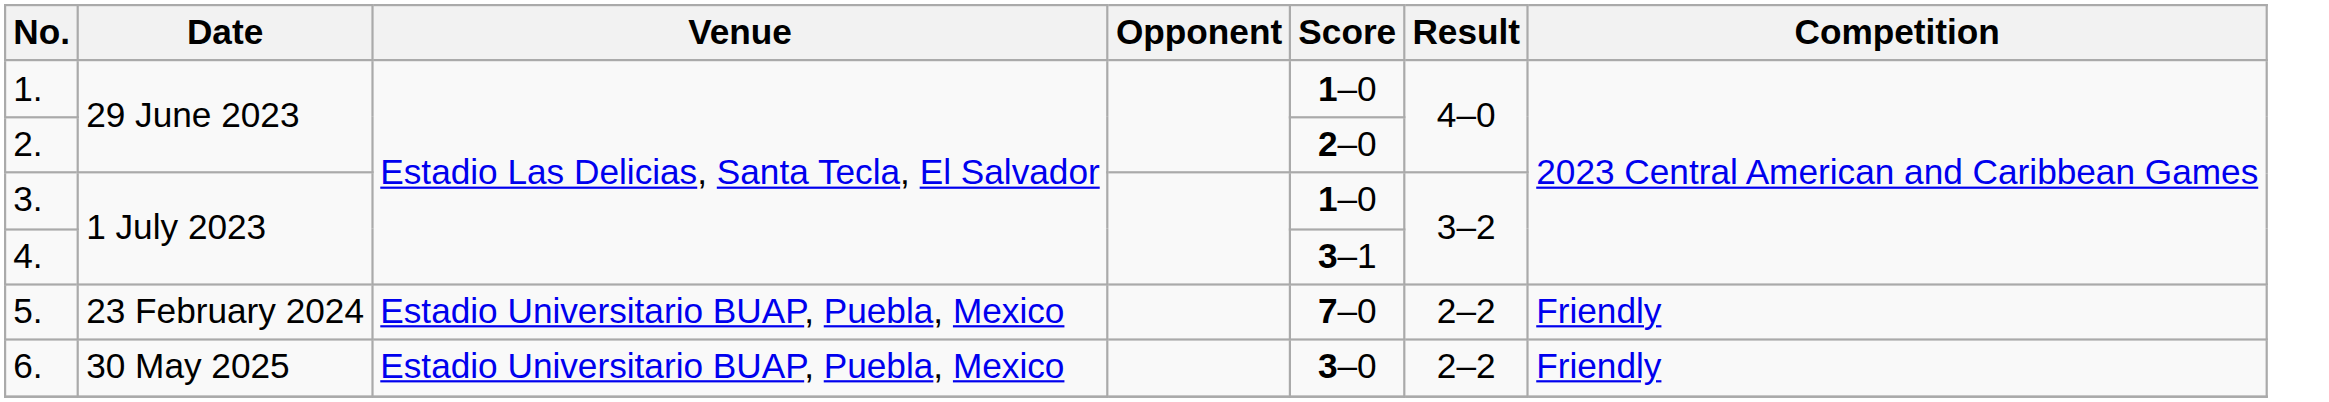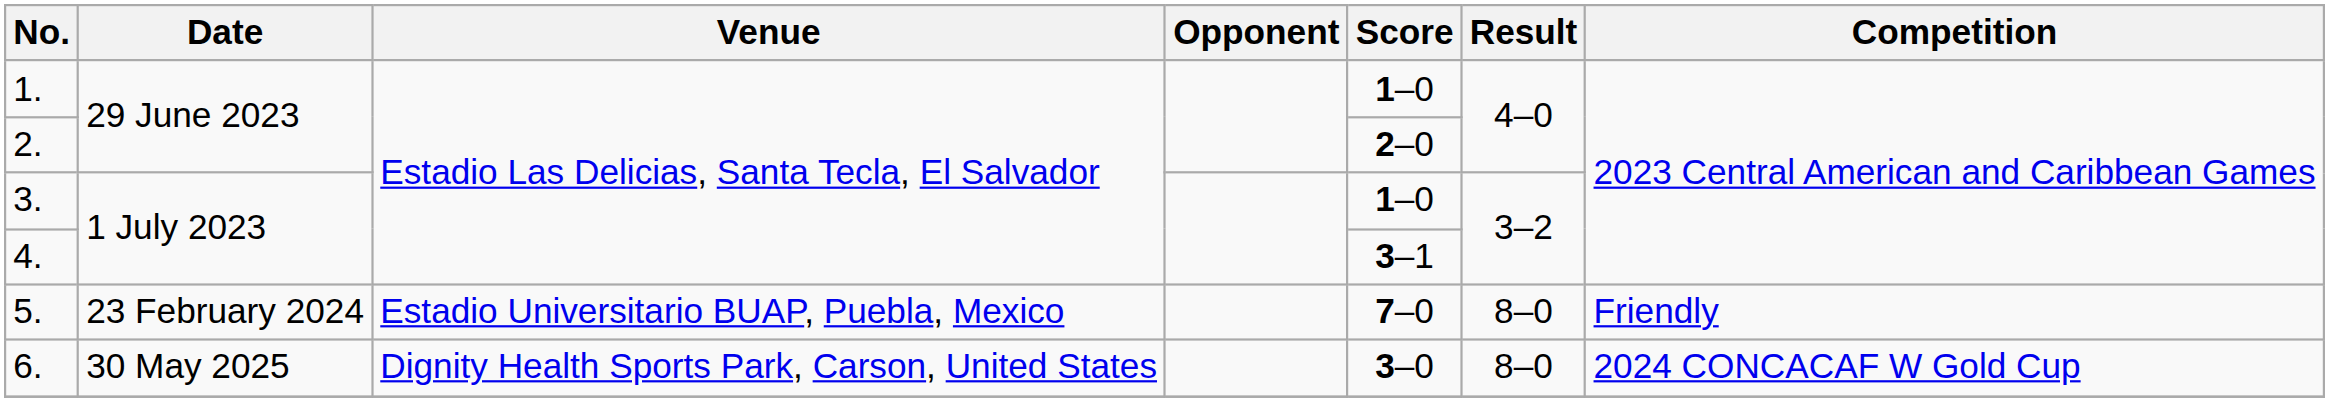(1466, 311) 2–2 -> (1523, 311) 8–0
(722, 367) Estadio Universitario BUAP, Puebla, Mexico -> (769, 367) Dignity Health Sports Park, Carson, United States
(1466, 367) 2–2 -> (1523, 367) 8–0
(1599, 367) Friendly -> (1837, 367) 2024 CONCACAF W Gold Cup
